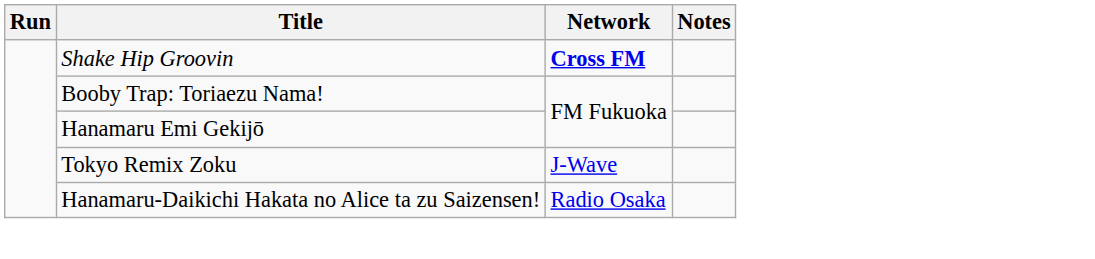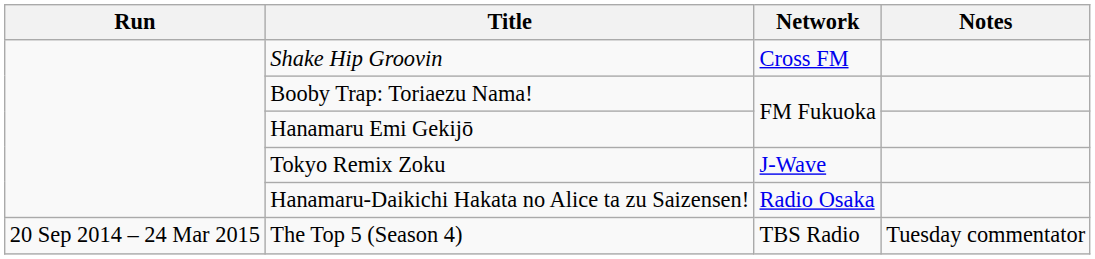(598, 57) bold -> (804, 57) normal
+ row: (366, 235)
